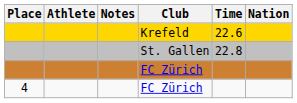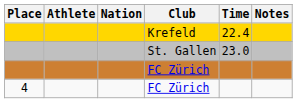columns swapped: (269, 14) <-> (118, 14)
(229, 32) 22.6 -> (236, 32) 22.4
(229, 51) 22.8 -> (236, 51) 23.0
